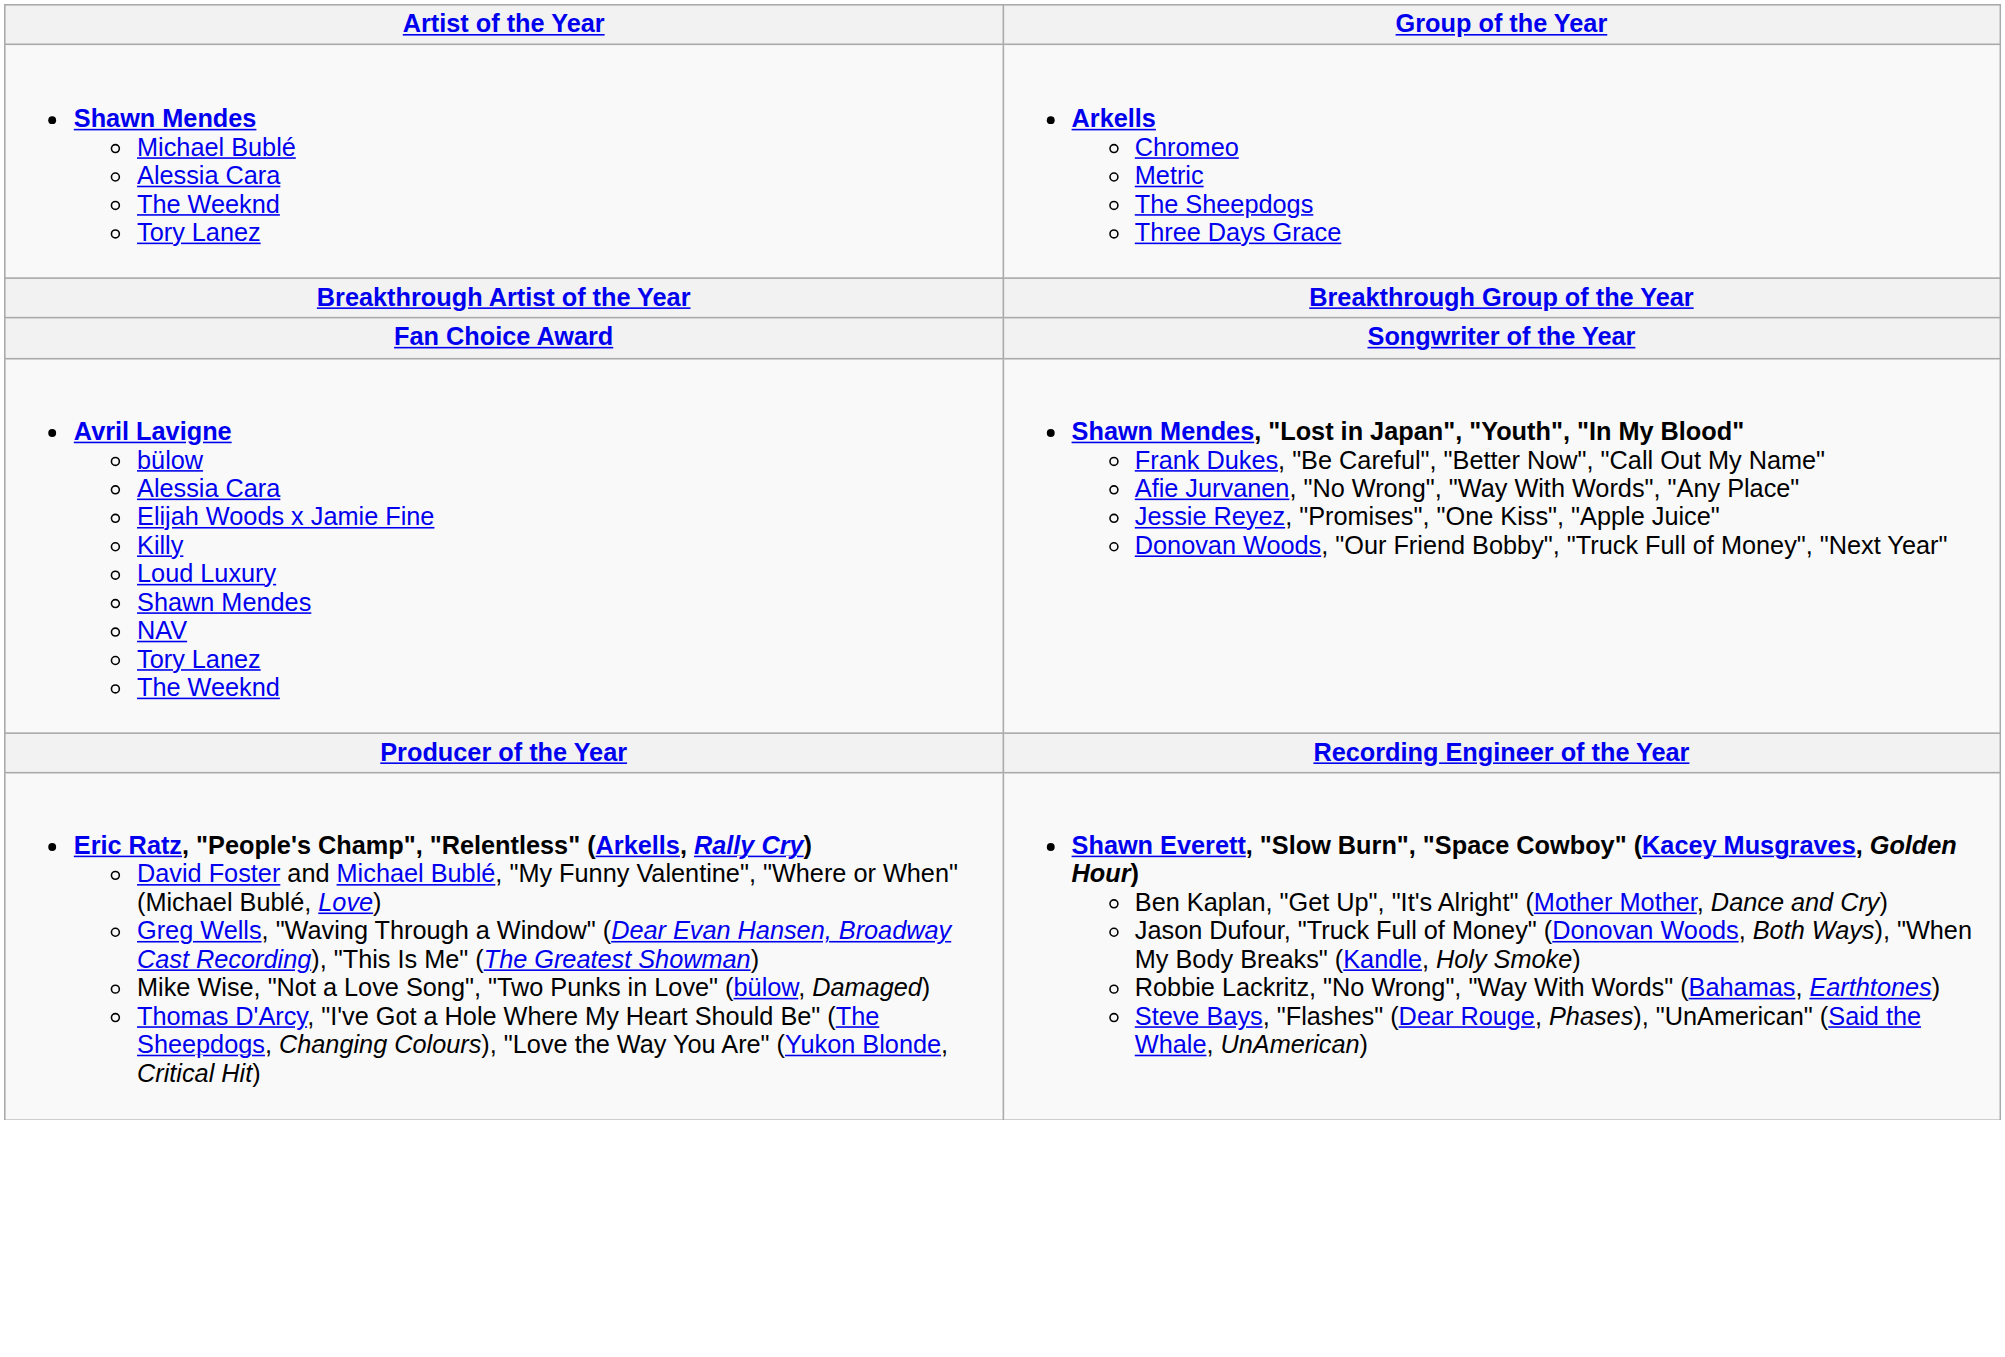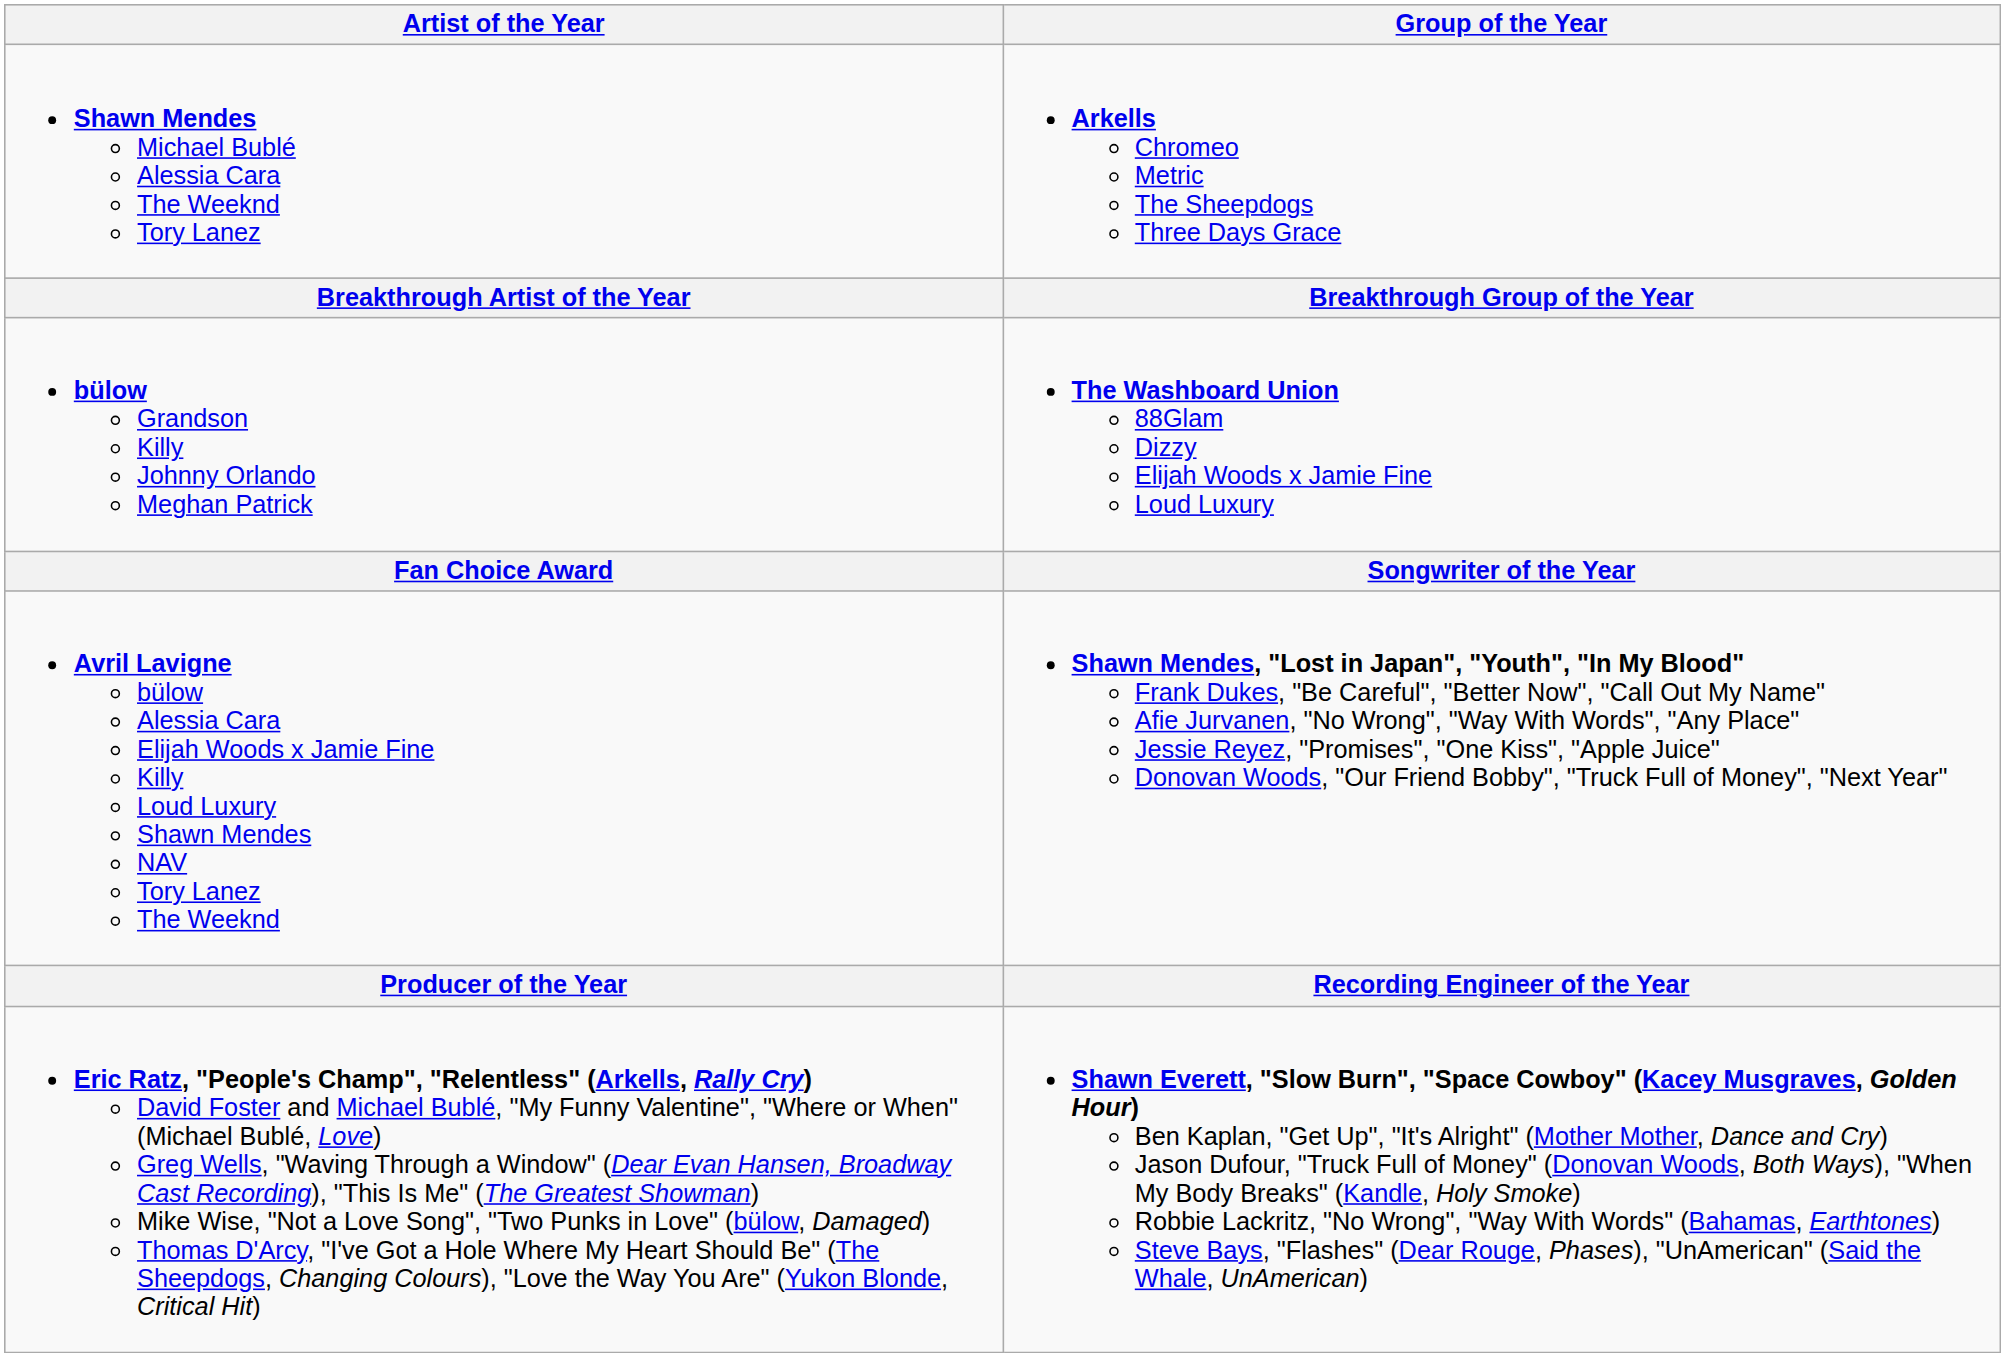+ row: (504, 448)
